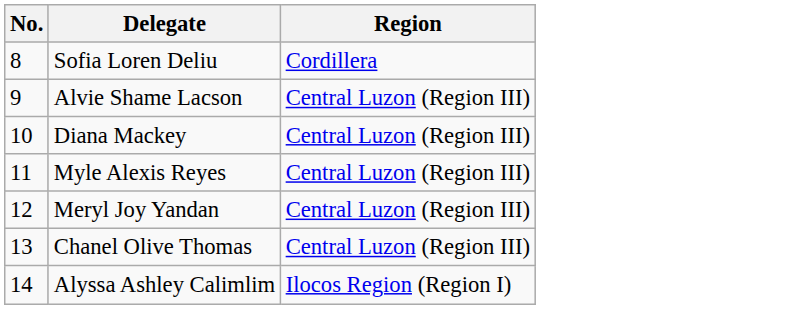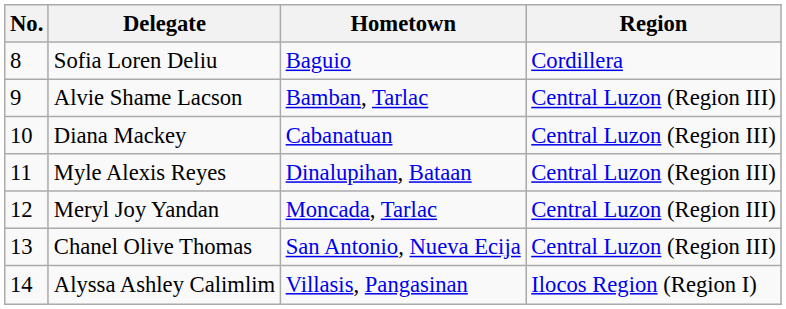+ column: (403, 23)
